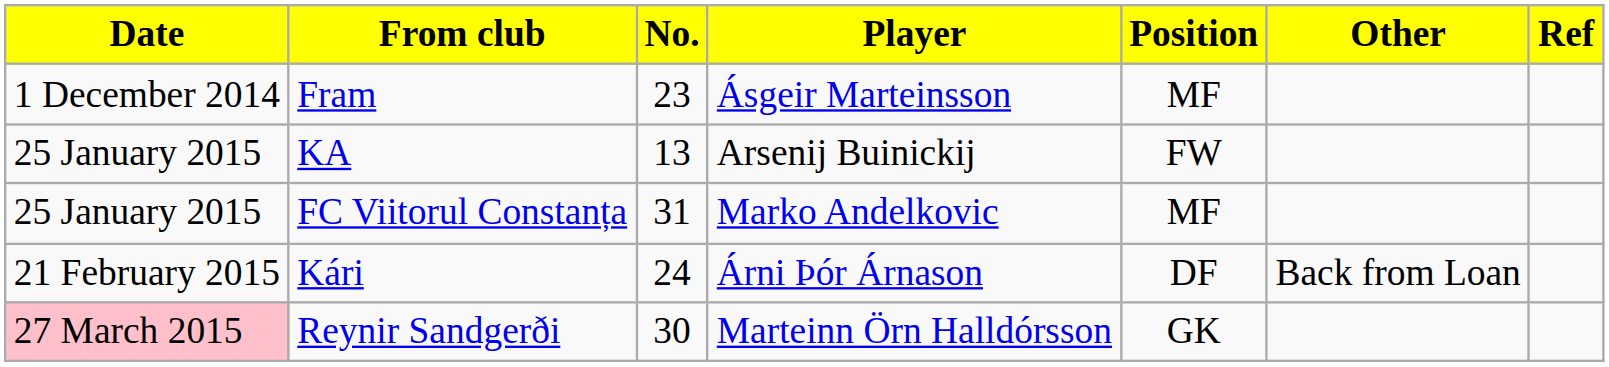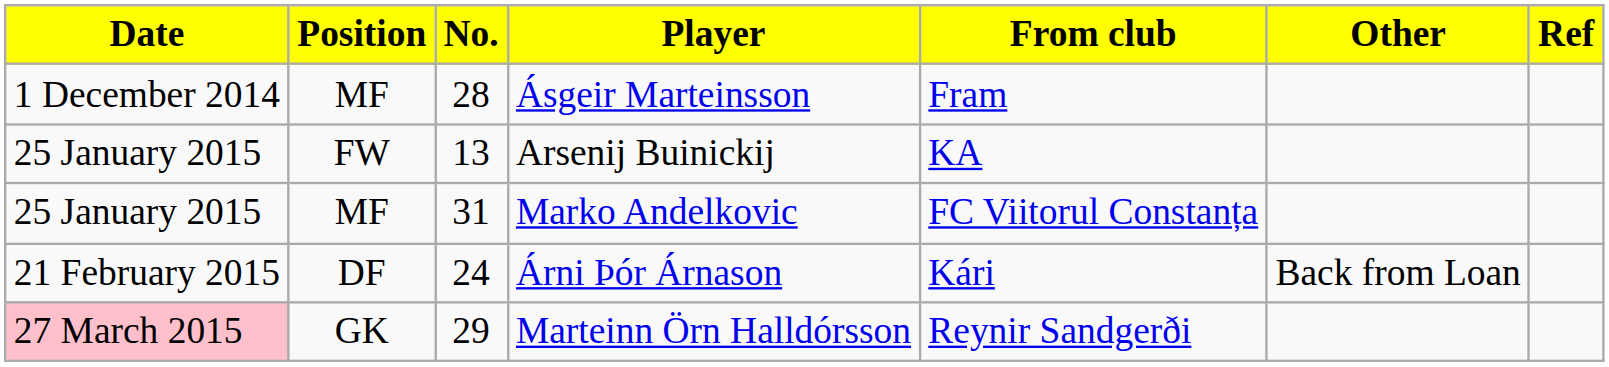columns swapped: (1194, 34) <-> (462, 34)
(672, 93) 23 -> (471, 93) 28
(672, 331) 30 -> (471, 331) 29
